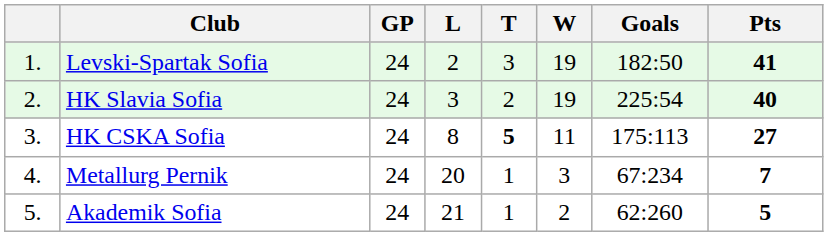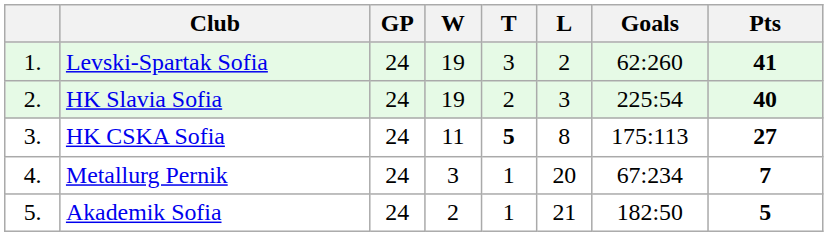columns swapped: (564, 23) <-> (453, 23)
(650, 61) 182:50 -> (650, 61) 62:260
(650, 212) 62:260 -> (650, 212) 182:50
